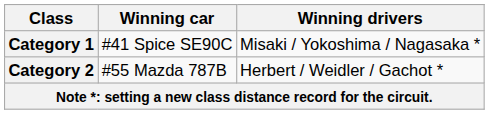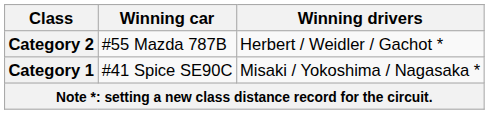rows swapped: (51, 44) <-> (51, 70)
